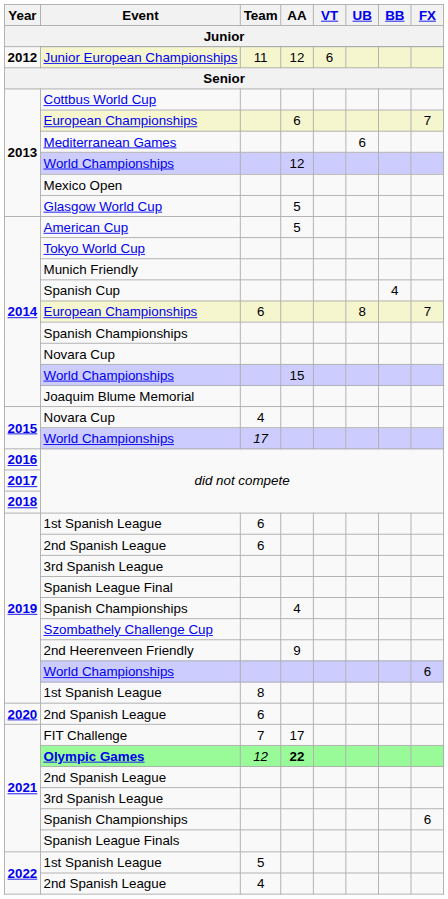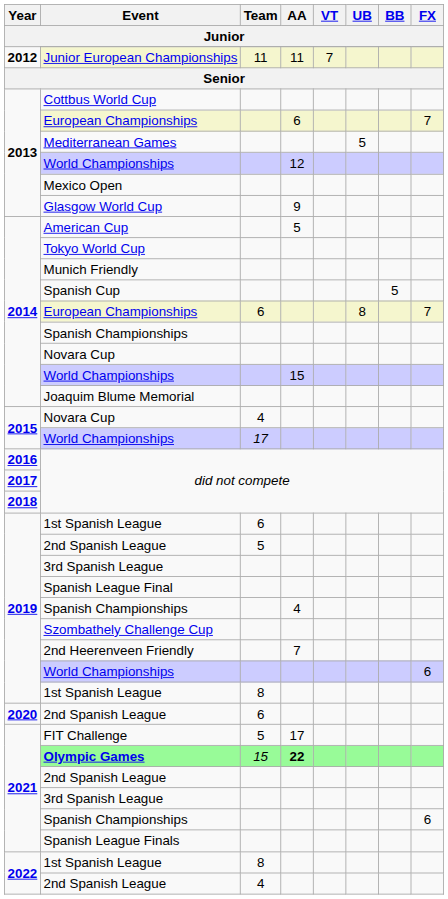(297, 58) 12 -> (297, 58) 11
(330, 58) 6 -> (330, 58) 7
(362, 142) 6 -> (362, 142) 5
(297, 206) 5 -> (297, 206) 9
(395, 290) 4 -> (395, 290) 5
(261, 545) 6 -> (261, 545) 5
(297, 650) 9 -> (297, 650) 7
(261, 735) 7 -> (261, 735) 5
(261, 756) 12 -> (261, 756) 15
(261, 862) 5 -> (261, 862) 8
